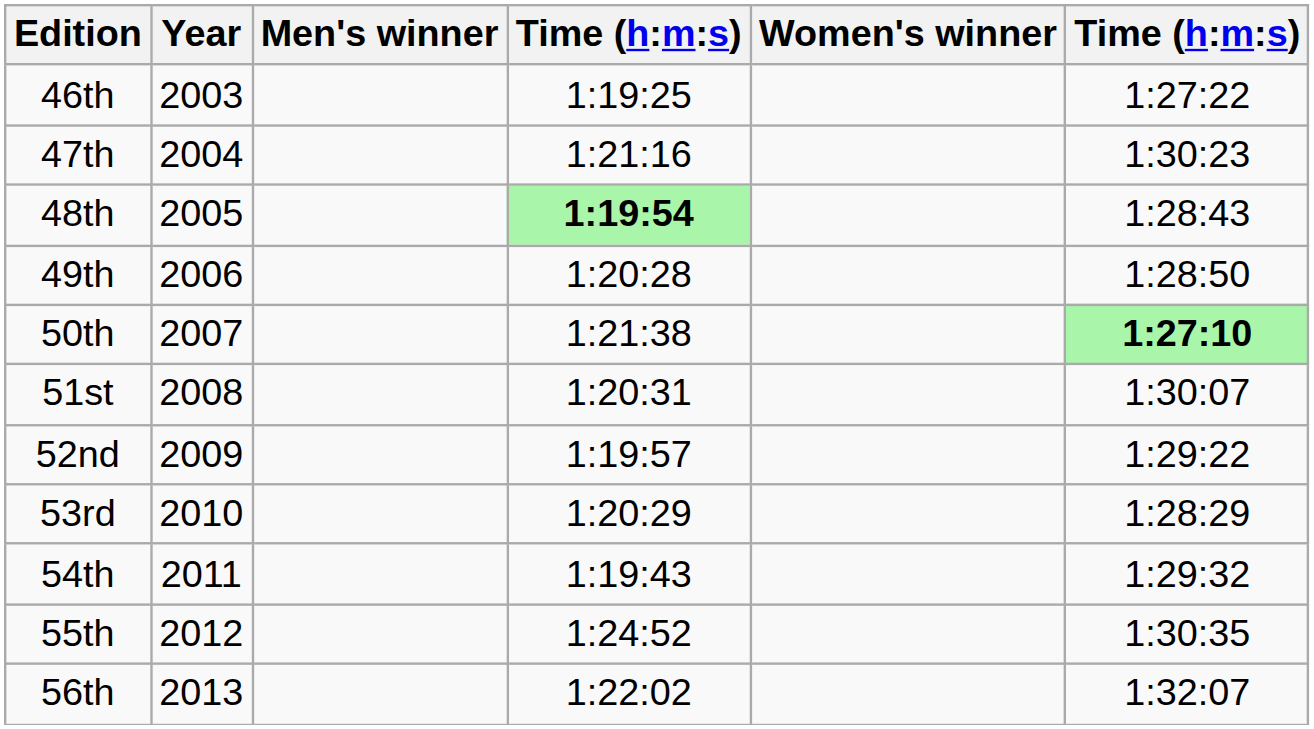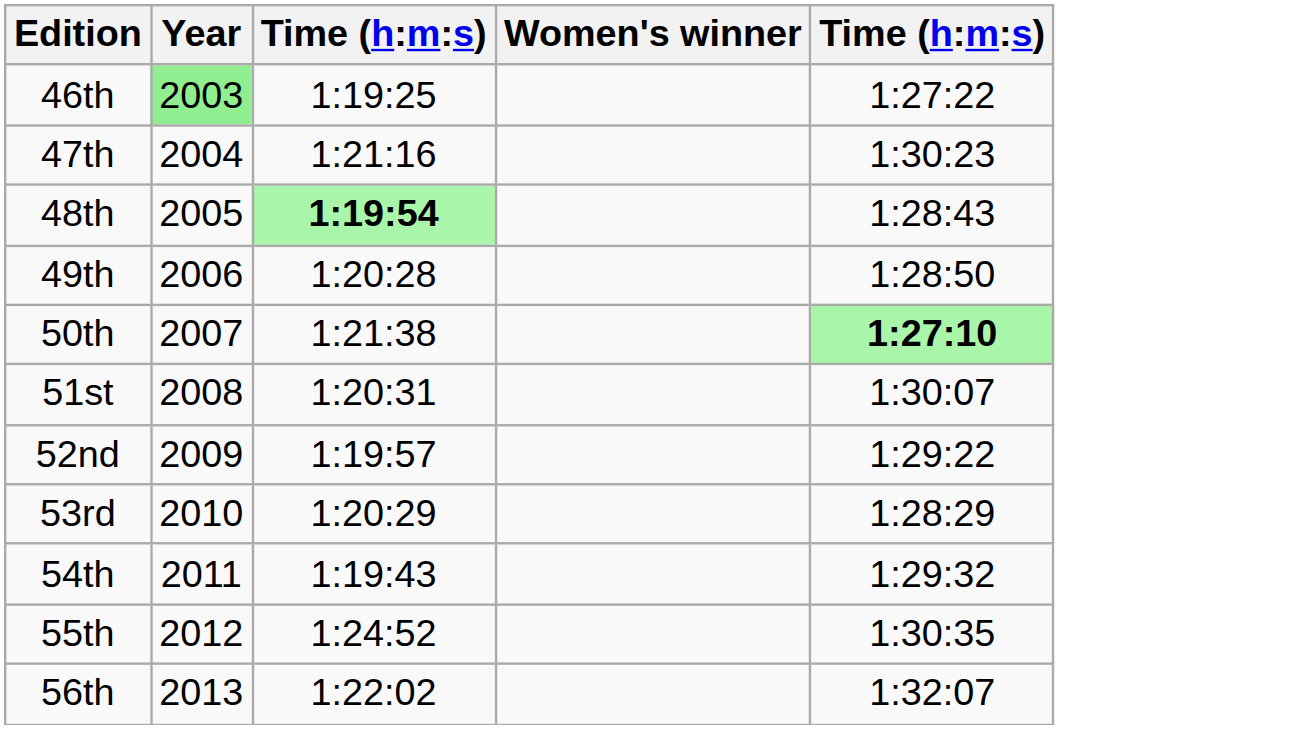- column: (379, 34)
(201, 94) no background -> (201, 94) lightgreen background
